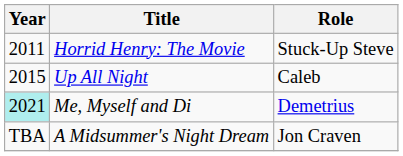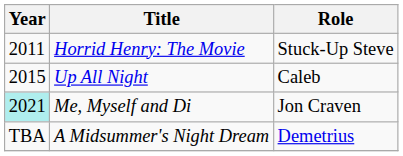(316, 106) Demetrius -> (319, 106) Jon Craven
(319, 135) Jon Craven -> (316, 135) Demetrius
